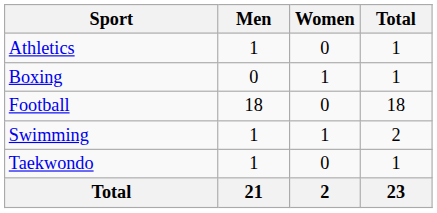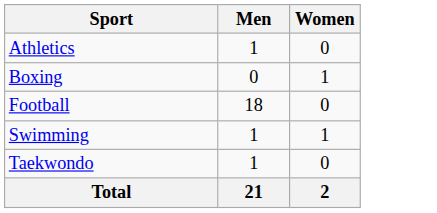- column: (396, 18)
